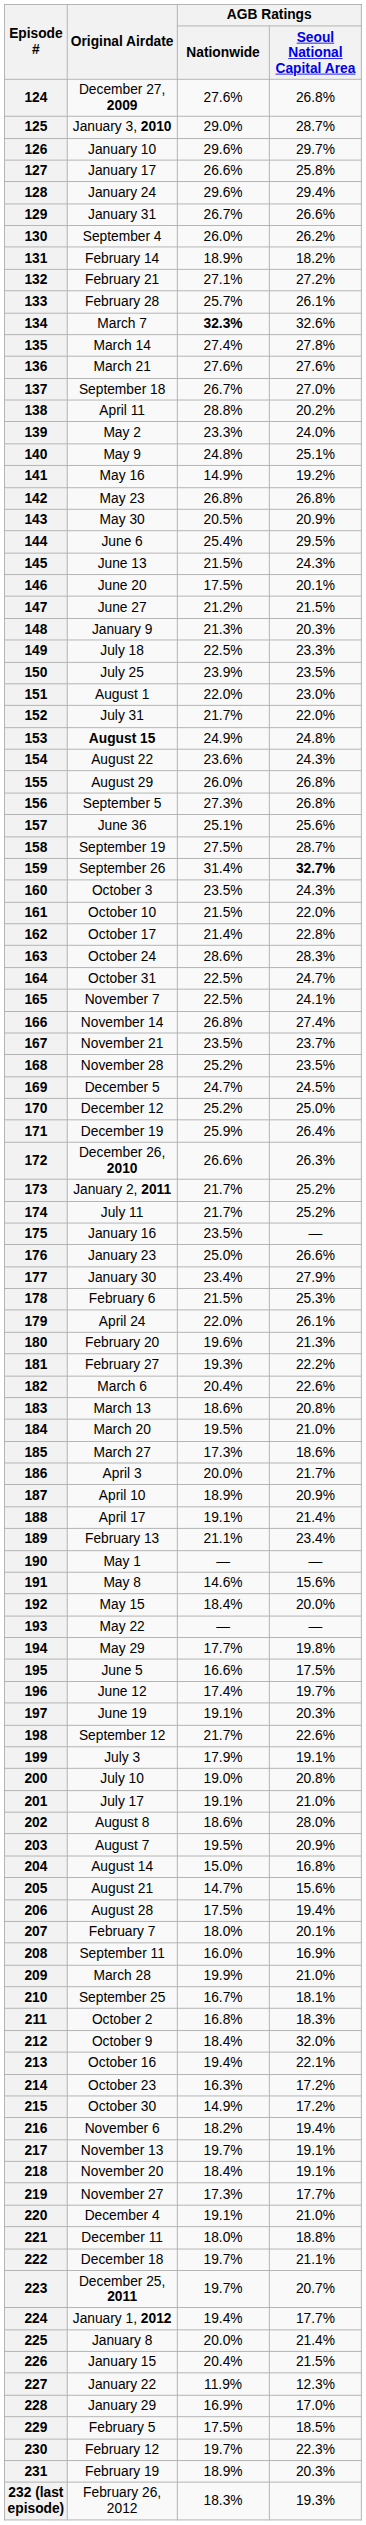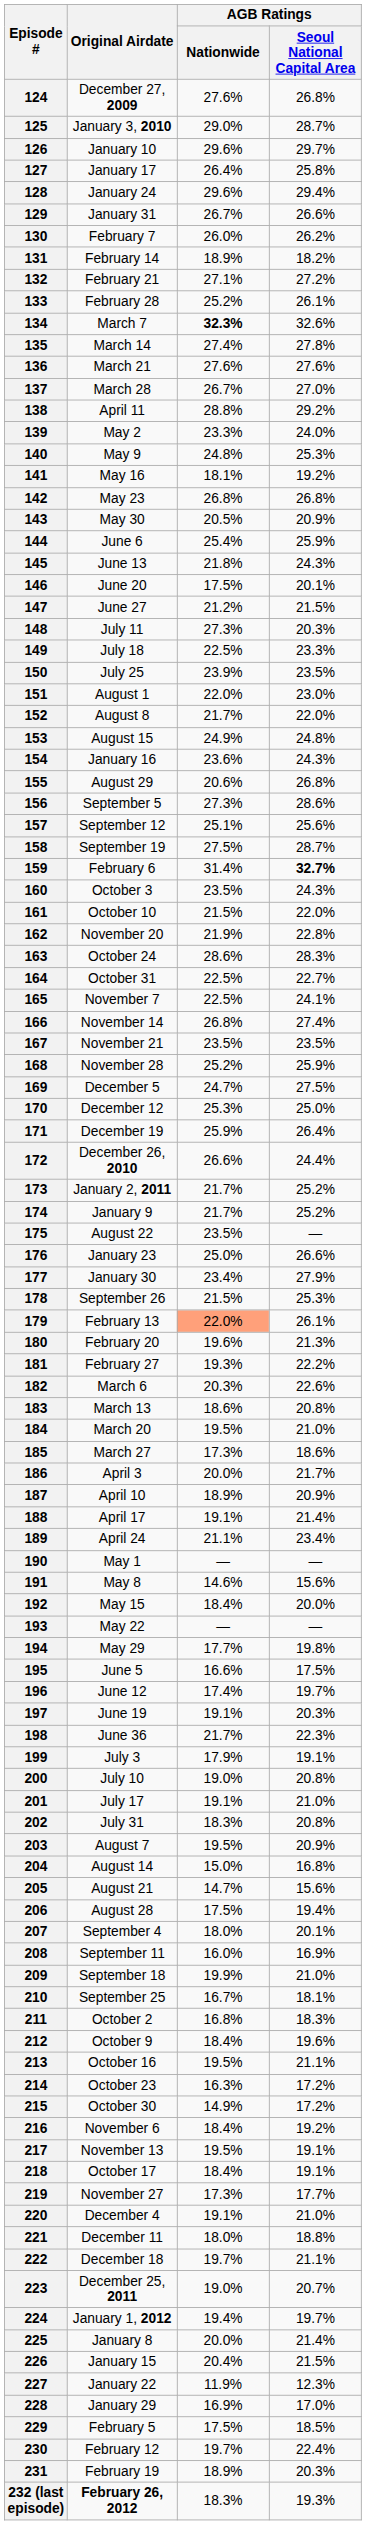(223, 170) 26.6% -> (223, 170) 26.4%
(122, 236) September 4 -> (122, 236) February 7
(223, 301) 25.7% -> (223, 301) 25.2%
(122, 389) September 18 -> (122, 389) March 28
(315, 411) 20.2% -> (315, 411) 29.2%
(315, 454) 25.1% -> (315, 454) 25.3%
(223, 476) 14.9% -> (223, 476) 18.1%
(315, 541) 29.5% -> (315, 541) 25.9%
(223, 563) 21.5% -> (223, 563) 21.8%
(122, 629) January 9 -> (122, 629) July 11
(223, 629) 21.3% -> (223, 629) 27.3%
(122, 716) July 31 -> (122, 716) August 8
(122, 738) bold -> (122, 738) normal
(122, 760) August 22 -> (122, 760) January 16
(223, 781) 26.0% -> (223, 781) 20.6%
(315, 803) 26.8% -> (315, 803) 28.6%
(122, 825) June 36 -> (122, 825) September 12
(122, 869) September 26 -> (122, 869) February 6
(122, 934) October 17 -> (122, 934) November 20
(223, 934) 21.4% -> (223, 934) 21.9%
(315, 978) 24.7% -> (315, 978) 22.7%
(315, 1043) 23.7% -> (315, 1043) 23.5%
(315, 1065) 23.5% -> (315, 1065) 25.9%
(315, 1087) 24.5% -> (315, 1087) 27.5%
(223, 1109) 25.2% -> (223, 1109) 25.3%
(315, 1160) 26.3% -> (315, 1160) 24.4%
(122, 1212) July 11 -> (122, 1212) January 9
(122, 1233) January 16 -> (122, 1233) August 22
(122, 1299) February 6 -> (122, 1299) September 26
(122, 1321) April 24 -> (122, 1321) February 13
(223, 1321) no background -> (223, 1321) lightsalmon background
(223, 1386) 20.4% -> (223, 1386) 20.3%
(122, 1539) February 13 -> (122, 1539) April 24
(122, 1735) September 12 -> (122, 1735) June 36
(315, 1735) 22.6% -> (315, 1735) 22.3%
(122, 1823) August 8 -> (122, 1823) July 31
(223, 1823) 18.6% -> (223, 1823) 18.3%
(315, 1823) 28.0% -> (315, 1823) 20.8%
(122, 1932) February 7 -> (122, 1932) September 4
(122, 1975) March 28 -> (122, 1975) September 18
(315, 2041) 32.0% -> (315, 2041) 19.6%
(223, 2063) 19.4% -> (223, 2063) 19.5%
(315, 2063) 22.1% -> (315, 2063) 21.1%
(223, 2128) 18.2% -> (223, 2128) 18.4%
(315, 2128) 19.4% -> (315, 2128) 19.2%
(223, 2150) 19.7% -> (223, 2150) 19.5%
(122, 2172) November 20 -> (122, 2172) October 17
(223, 2289) 19.7% -> (223, 2289) 19.0%
(315, 2318) 17.7% -> (315, 2318) 19.7%
(315, 2449) 22.3% -> (315, 2449) 22.4%
(122, 2501) normal -> (122, 2501) bold
